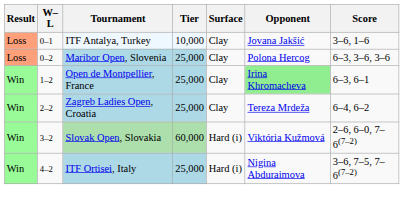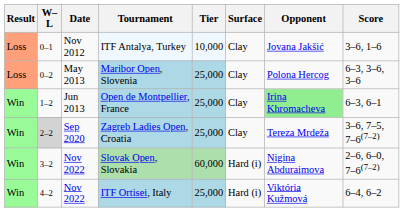+ column: (80, 18)
(46, 108) no background -> (46, 133) lightgrey background
(351, 107) 6–4, 6–2 -> (365, 132) 3–6, 7–5, 7–6(7–2)
(286, 137) Viktória Kužmová -> (295, 163) Nigina Abduraimova
(276, 168) Nigina Abduraimova -> (287, 193) Viktória Kužmová
(359, 168) 3–6, 7–5, 7–6(7–2) -> (363, 193) 6–4, 6–2
